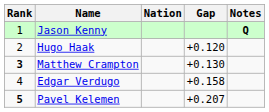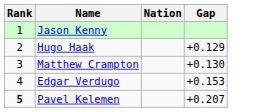- column: (246, 13)
(206, 47) +0.120 -> (206, 47) +0.129
(20, 64) bold -> (20, 64) normal
(206, 82) +0.158 -> (206, 82) +0.153
